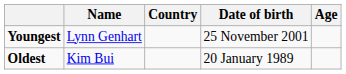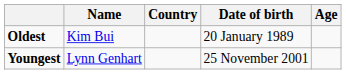rows swapped: (34, 36) <-> (26, 58)
